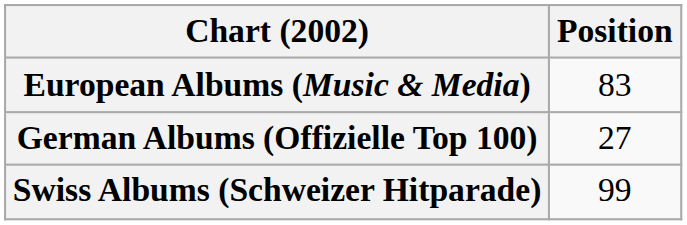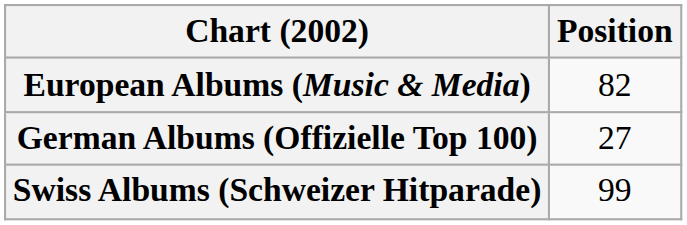(615, 84) 83 -> (615, 84) 82
